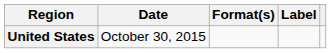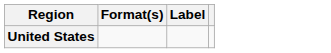- column: (153, 15)
